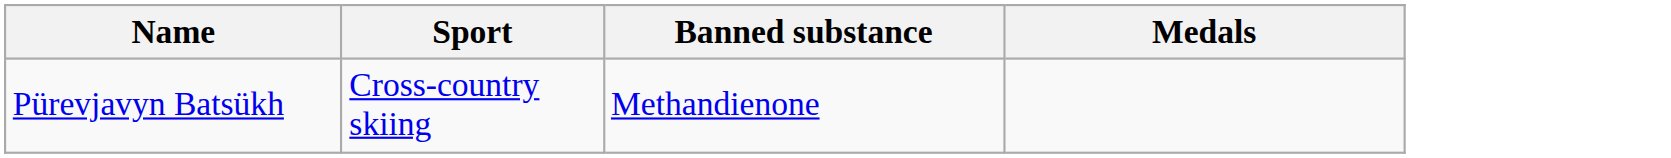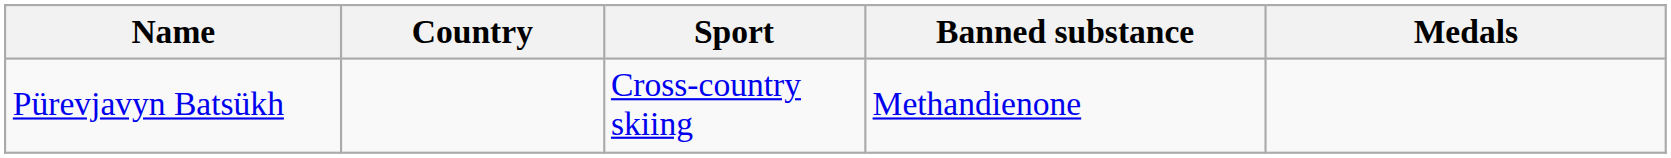+ column: (472, 31)
